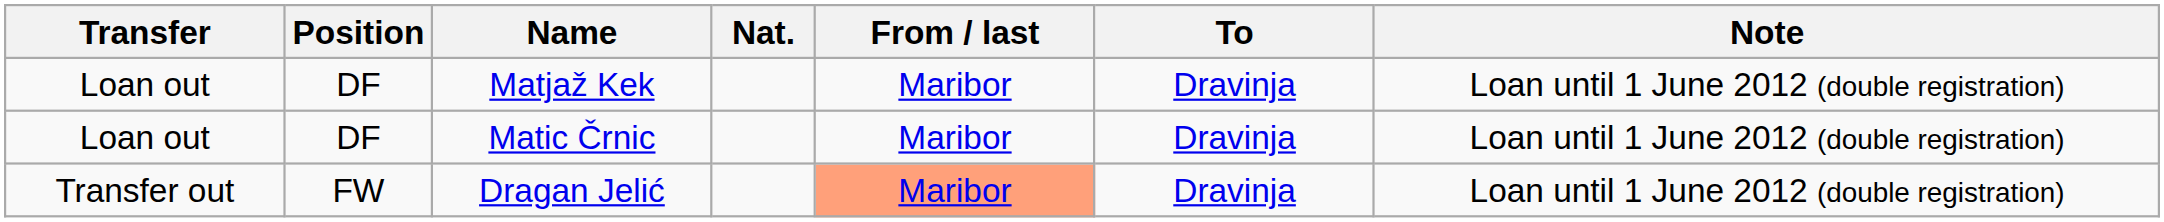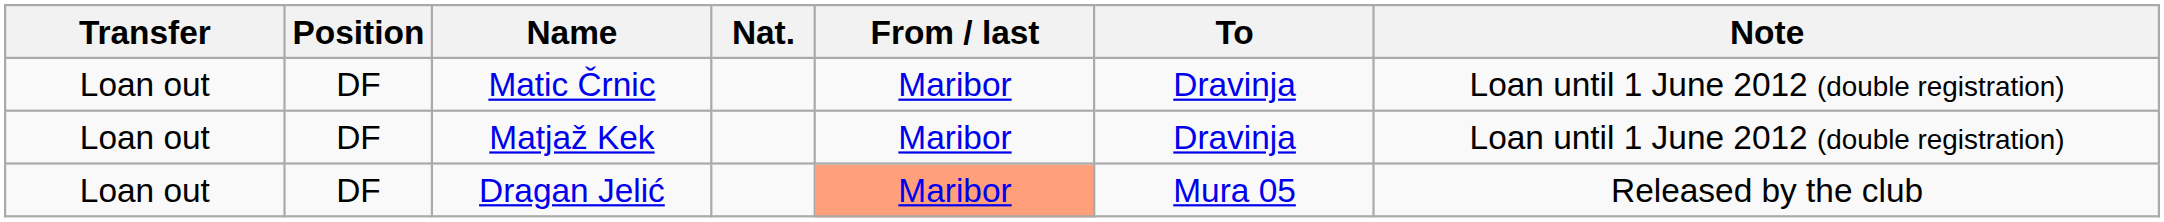rows swapped: (572, 138) <-> (572, 85)
(145, 191) Transfer out -> (145, 191) Loan out
(358, 191) FW -> (358, 191) DF
(1235, 191) Dravinja -> (1235, 191) Mura 05
(1767, 191) Loan until 1 June 2012 (double registration) -> (1767, 191) Released by the club
